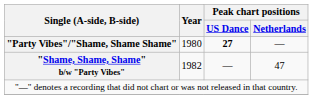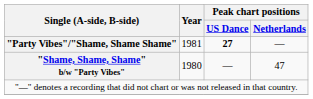(192, 44) 1980 -> (192, 44) 1981
(192, 66) 1982 -> (192, 66) 1980
